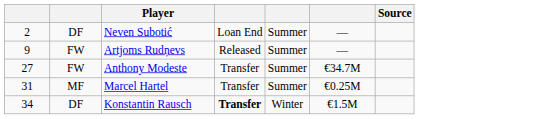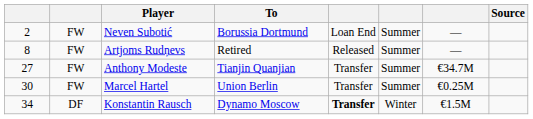+ column: (271, 13)
(76, 31) DF -> (76, 31) FW
(27, 50) 9 -> (27, 50) 8
(27, 86) 31 -> (27, 86) 30
(76, 86) MF -> (76, 86) FW
